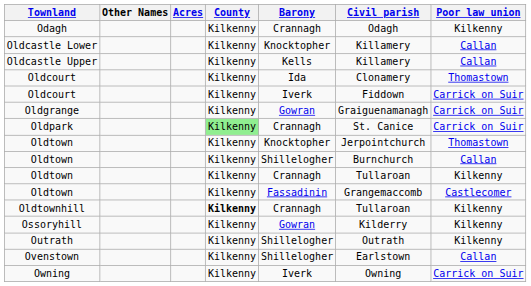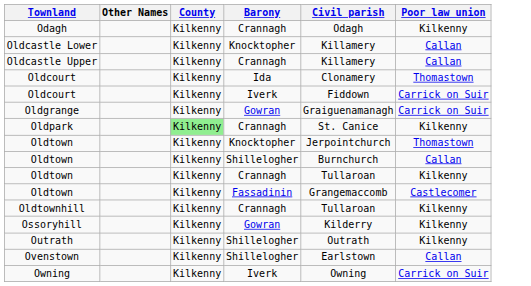- column: (188, 13)
(297, 61) Kells -> (262, 61) Crannagh
(478, 127) Carrick on Suir -> (443, 127) Kilkenny
(232, 208) bold -> (197, 208) normal
